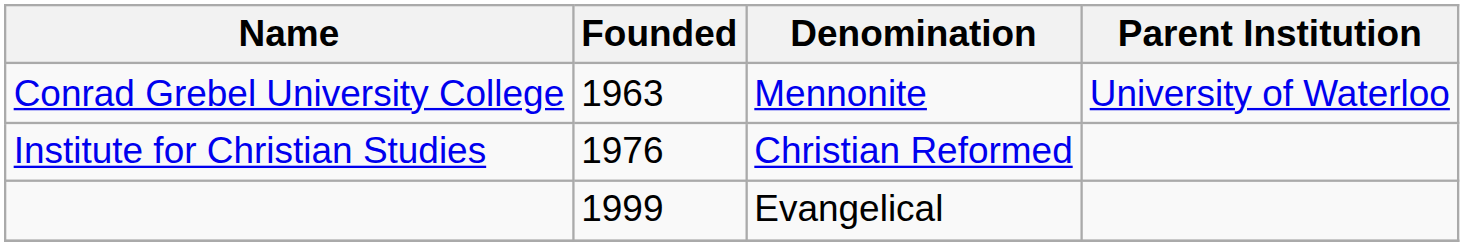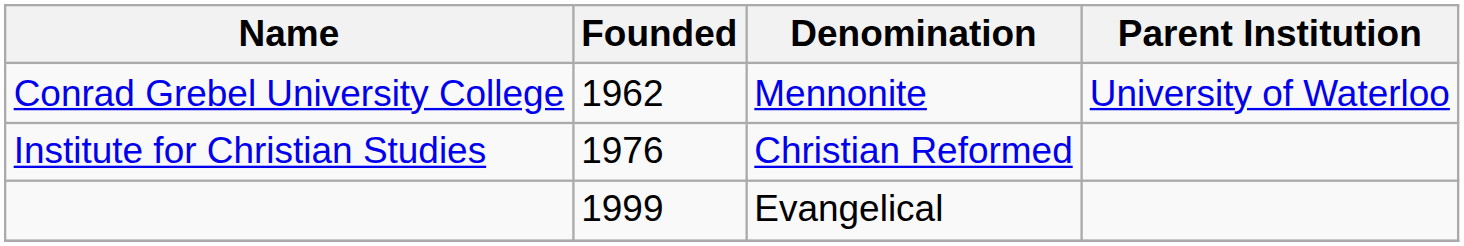(622, 92) 1963 -> (622, 92) 1962
